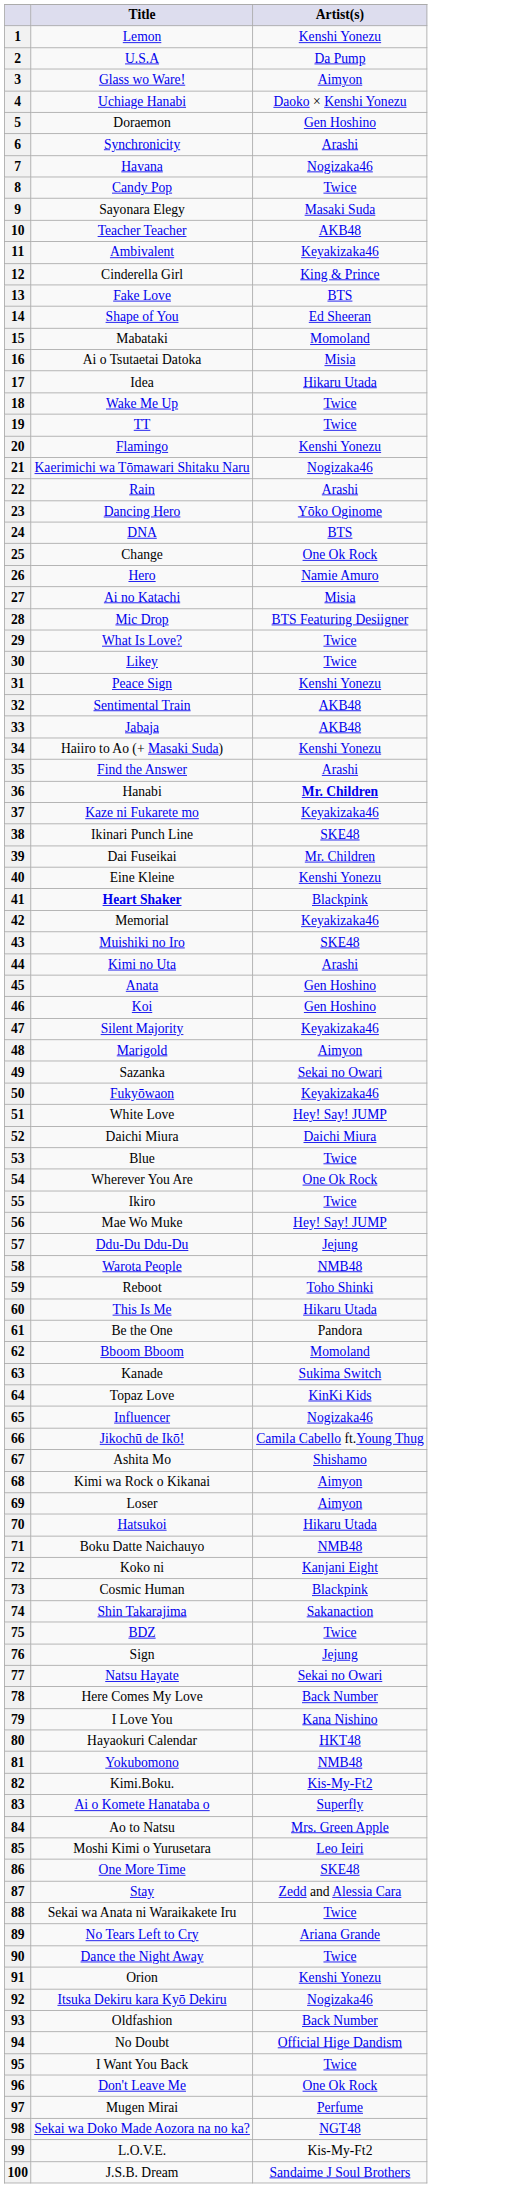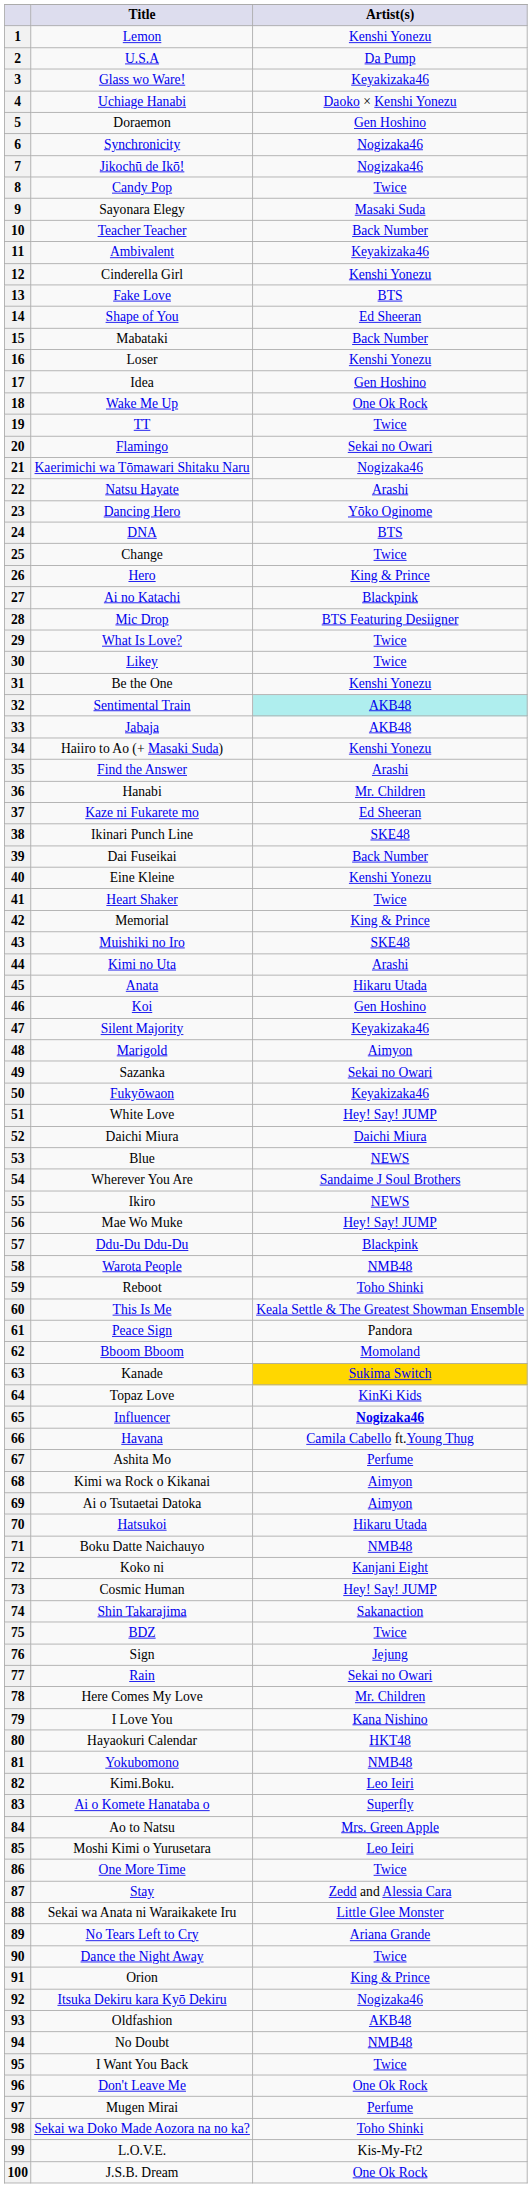(340, 79) Aimyon -> (390, 79) Keyakizaka46
(340, 144) Arashi -> (390, 144) Nogizaka46
(142, 166) Havana -> (142, 166) Jikochū de Ikō!
(340, 230) AKB48 -> (390, 230) Back Number
(340, 274) King & Prince -> (390, 274) Kenshi Yonezu
(340, 338) Momoland -> (390, 338) Back Number
(142, 360) Ai o Tsutaetai Datoka -> (142, 360) Loser
(340, 360) Misia -> (390, 360) Kenshi Yonezu
(340, 381) Hikaru Utada -> (390, 381) Gen Hoshino
(340, 403) Twice -> (390, 403) One Ok Rock
(340, 446) Kenshi Yonezu -> (390, 446) Sekai no Owari
(142, 489) Rain -> (142, 489) Natsu Hayate
(340, 554) One Ok Rock -> (390, 554) Twice
(340, 576) Namie Amuro -> (390, 576) King & Prince
(340, 597) Misia -> (390, 597) Blackpink
(142, 683) Peace Sign -> (142, 683) Be the One
(340, 705) no background -> (390, 705) paleturquoise background
(340, 791) bold -> (390, 791) normal
(340, 813) Keyakizaka46 -> (390, 813) Ed Sheeran
(340, 856) Mr. Children -> (390, 856) Back Number
(142, 899) bold -> (142, 899) normal
(340, 899) Blackpink -> (390, 899) Twice
(340, 921) Keyakizaka46 -> (390, 921) King & Prince
(340, 985) Gen Hoshino -> (390, 985) Hikaru Utada
(340, 1158) Twice -> (390, 1158) NEWS
(340, 1179) One Ok Rock -> (390, 1179) Sandaime J Soul Brothers
(340, 1201) Twice -> (390, 1201) NEWS
(340, 1244) Jejung -> (390, 1244) Blackpink
(340, 1309) Hikaru Utada -> (390, 1309) Keala Settle & The Greatest Showman Ensemble
(142, 1330) Be the One -> (142, 1330) Peace Sign
(340, 1374) no background -> (390, 1374) gold background
(340, 1417) normal -> (390, 1417) bold
(142, 1438) Jikochū de Ikō! -> (142, 1438) Havana
(340, 1460) Shishamo -> (390, 1460) Perfume
(142, 1503) Loser -> (142, 1503) Ai o Tsutaetai Datoka
(340, 1589) Blackpink -> (390, 1589) Hey! Say! JUMP
(142, 1676) Natsu Hayate -> (142, 1676) Rain
(340, 1697) Back Number -> (390, 1697) Mr. Children
(340, 1783) Kis-My-Ft2 -> (390, 1783) Leo Ieiri
(340, 1870) SKE48 -> (390, 1870) Twice
(340, 1913) Twice -> (390, 1913) Little Glee Monster
(340, 1978) Kenshi Yonezu -> (390, 1978) King & Prince
(340, 2021) Back Number -> (390, 2021) AKB48
(340, 2042) Official Hige Dandism -> (390, 2042) NMB48
(340, 2129) NGT48 -> (390, 2129) Toho Shinki
(340, 2172) Sandaime J Soul Brothers -> (390, 2172) One Ok Rock
